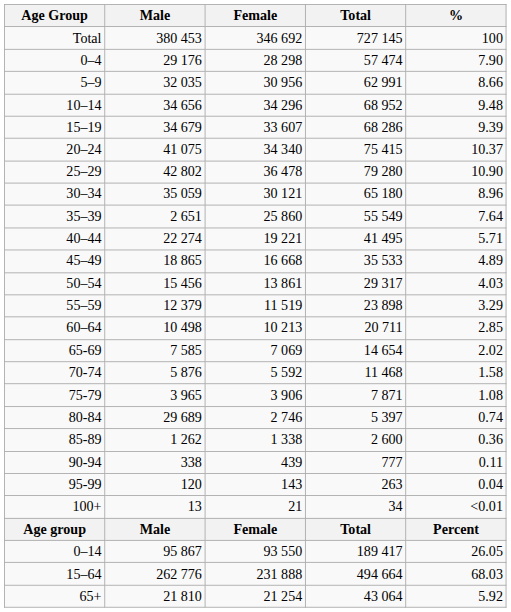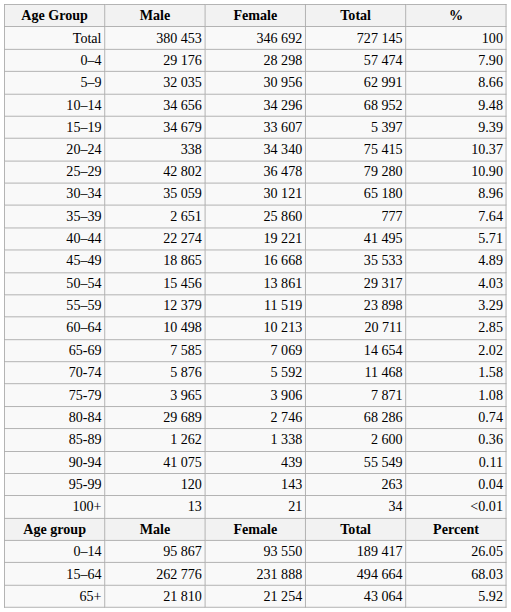(383, 127) 68 286 -> (387, 127) 5 397
(183, 149) 41 075 -> (191, 149) 338
(383, 216) 55 549 -> (392, 216) 777
(387, 417) 5 397 -> (383, 417) 68 286
(191, 462) 338 -> (183, 462) 41 075
(392, 462) 777 -> (383, 462) 55 549
